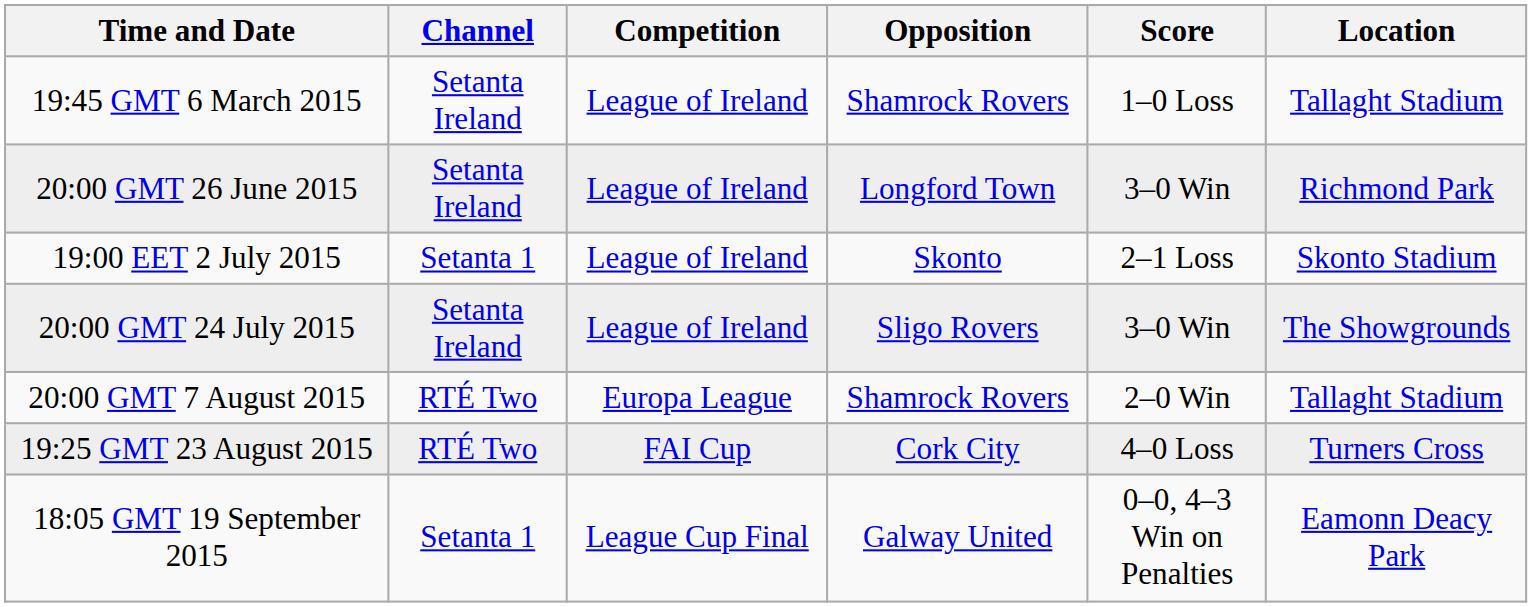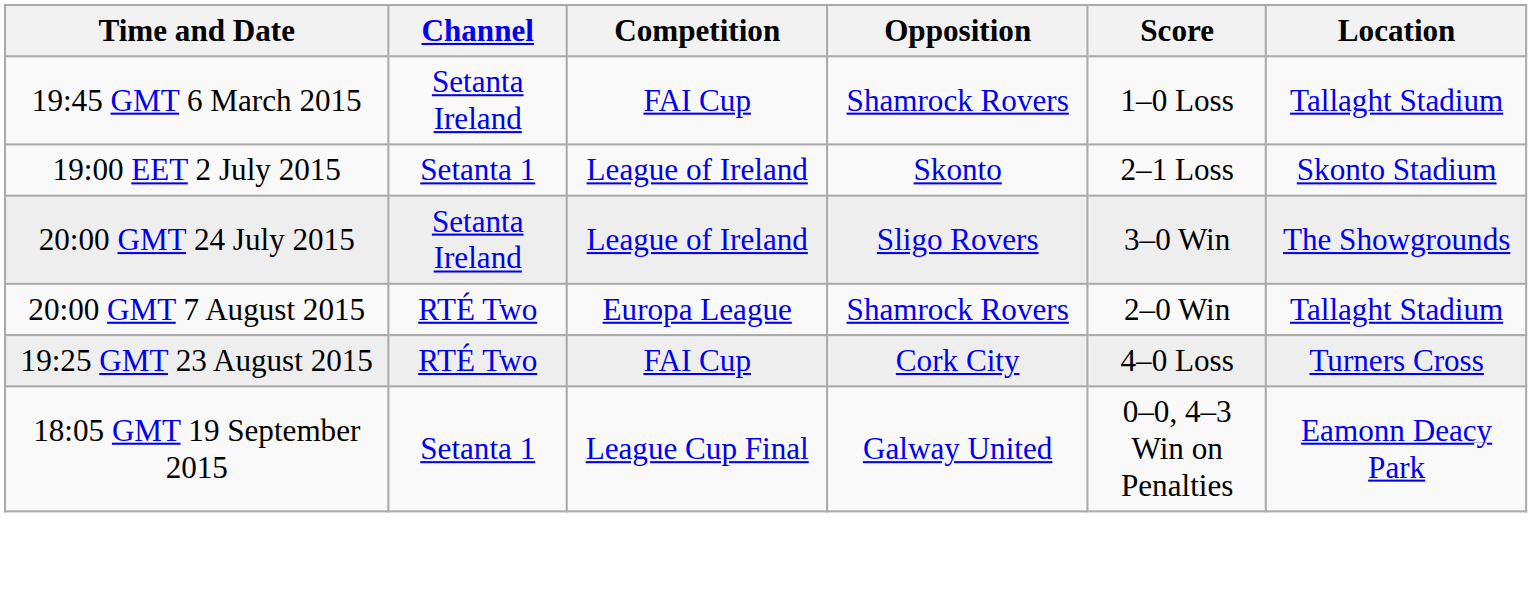(697, 100) League of Ireland -> (697, 100) FAI Cup
- row: (197, 188)
